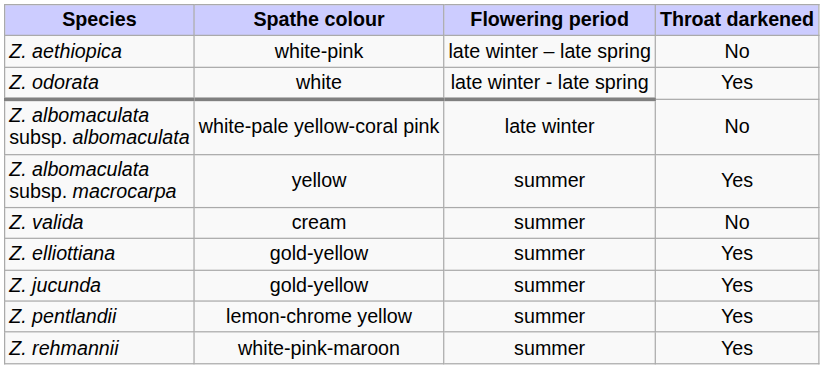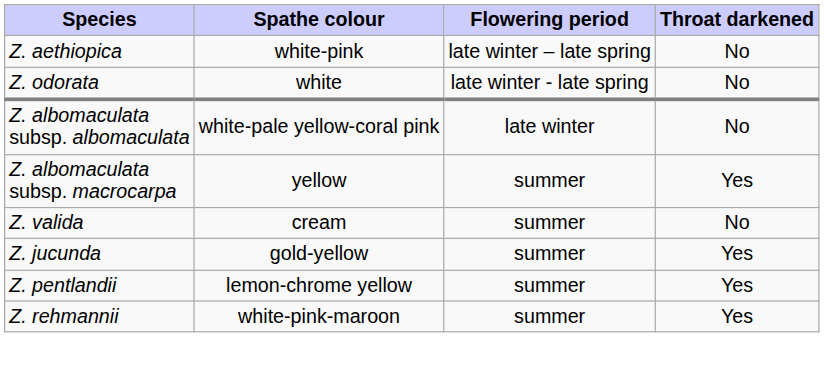(737, 83) Yes -> (737, 82) No
- row: (62, 254)
